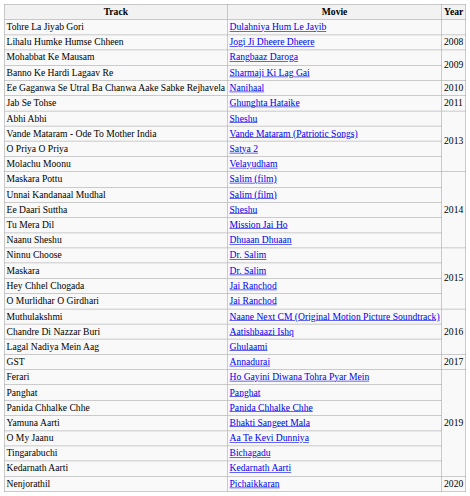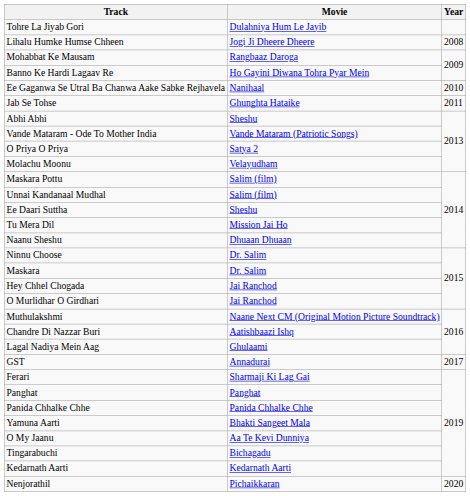(270, 73) Sharmaji Ki Lag Gai -> (299, 73) Ho Gayini Diwana Tohra Pyar Mein
(299, 377) Ho Gayini Diwana Tohra Pyar Mein -> (270, 377) Sharmaji Ki Lag Gai
